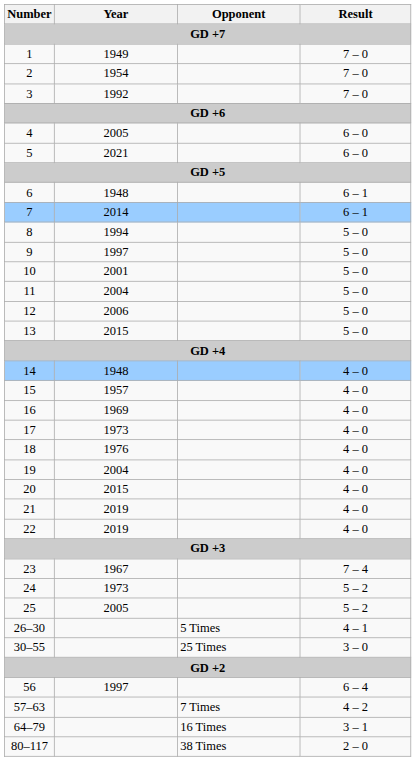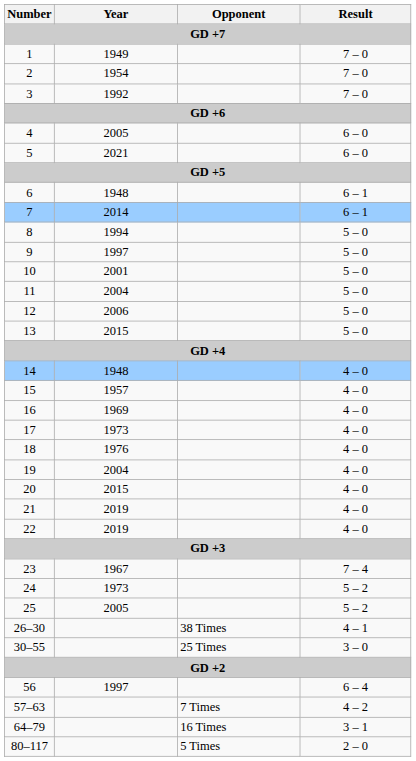(200, 627) 5 Times -> (203, 627) 38 Times
(203, 746) 38 Times -> (200, 746) 5 Times
